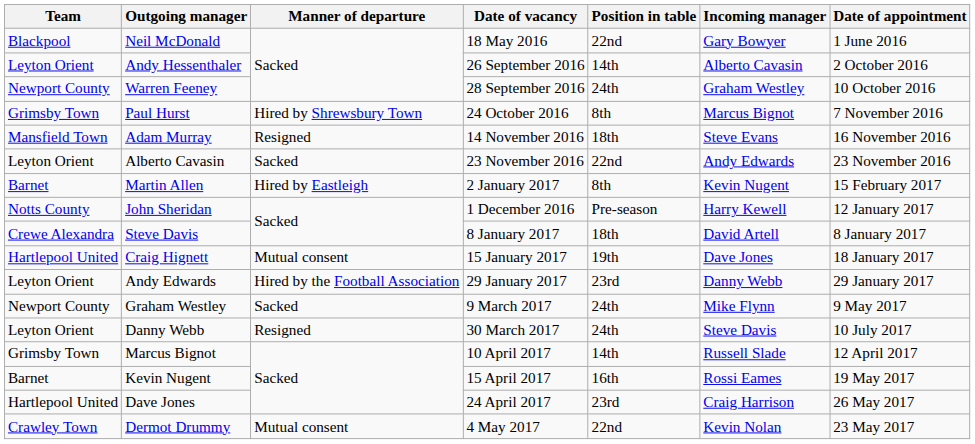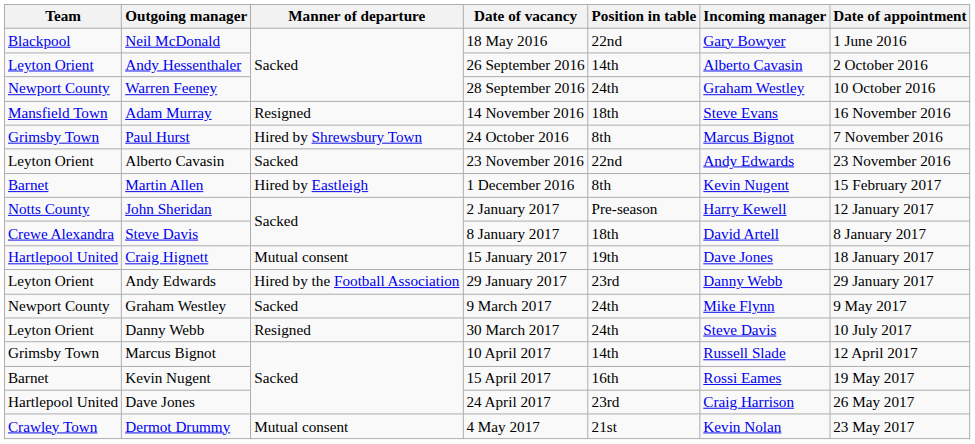rows swapped: (157, 112) <-> (168, 137)
(513, 185) 2 January 2017 -> (520, 185) 1 December 2016
(520, 209) 1 December 2016 -> (513, 209) 2 January 2017
(607, 426) 22nd -> (604, 426) 21st
